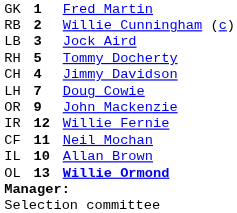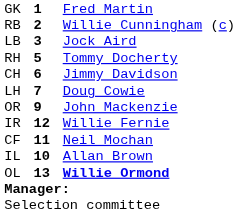(38, 75) 4 -> (38, 75) 6
